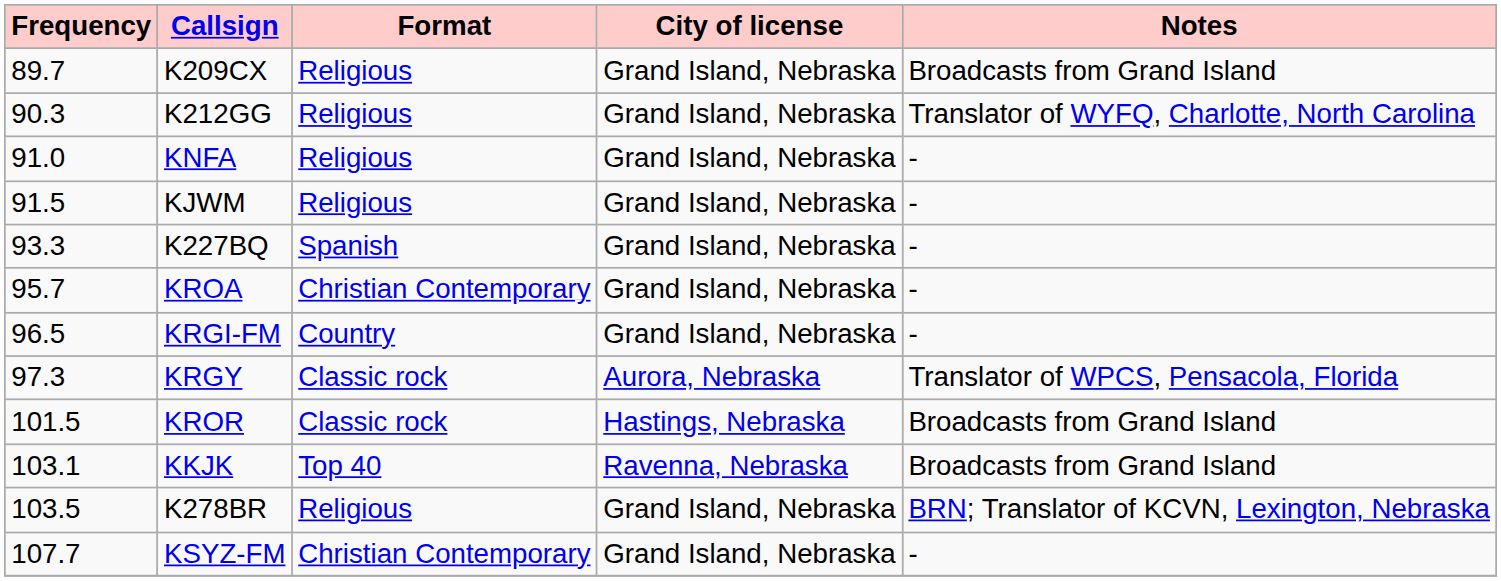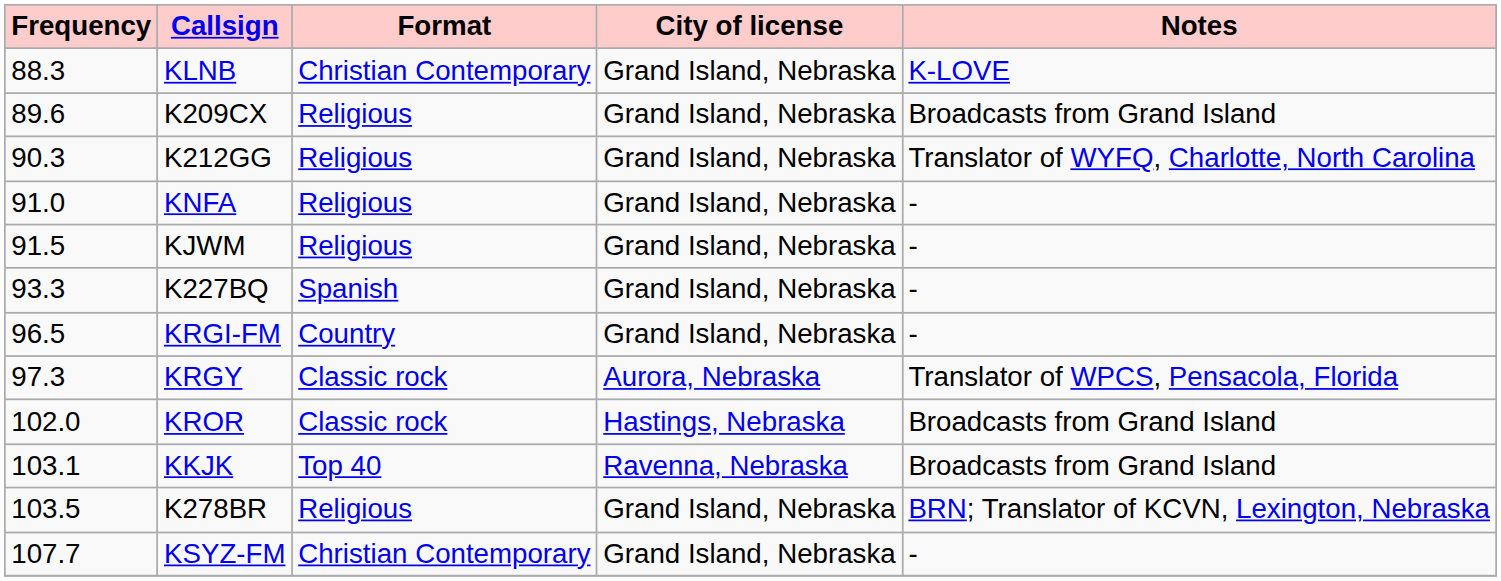+ row: (200, 70)
(38, 70) 89.7 -> (38, 114) 89.6
- row: (203, 289)
(46, 421) 101.5 -> (46, 421) 102.0
